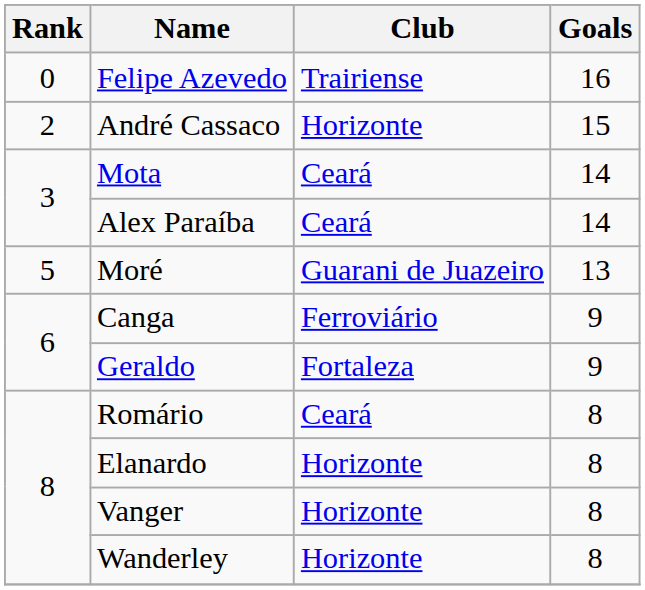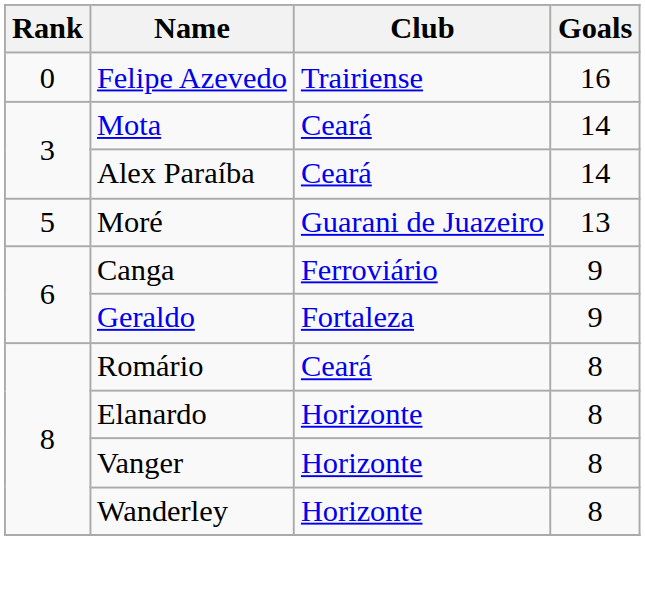- row: (189, 125)
